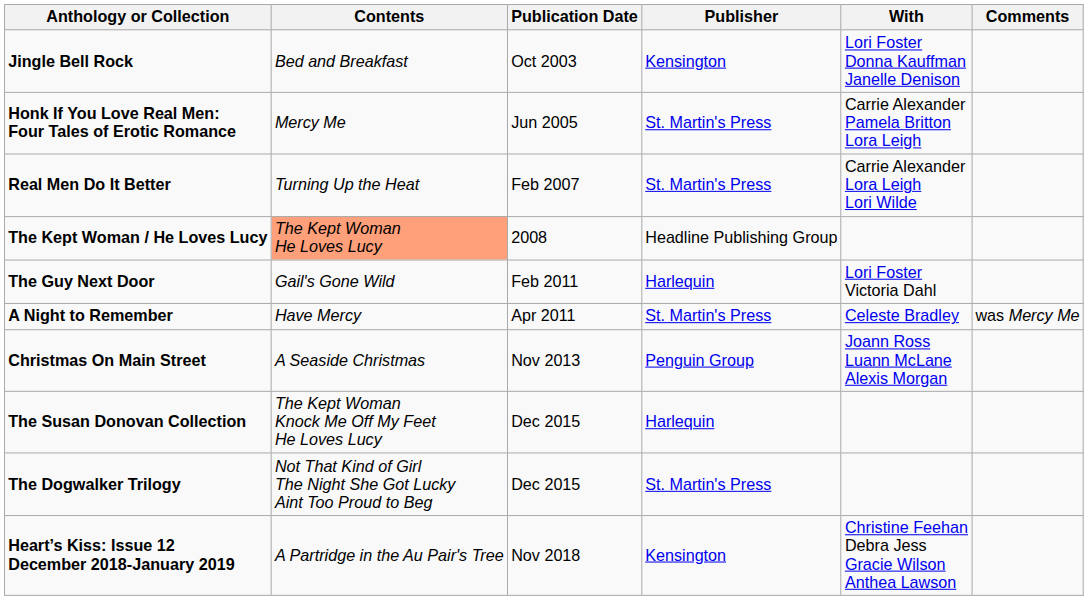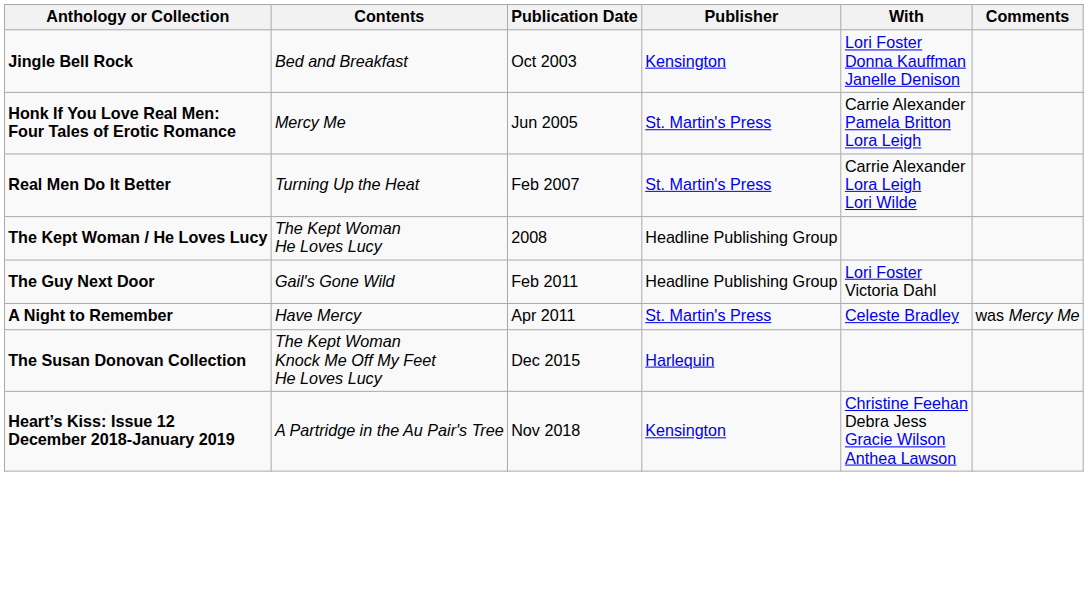(338, 237) lightsalmon background -> (338, 237) no background
(680, 281) Harlequin -> (741, 281) Headline Publishing Group
- row: (107, 360)
- row: (94, 484)
